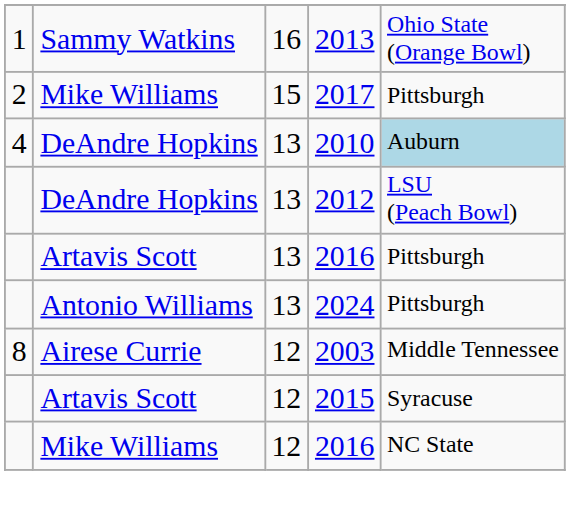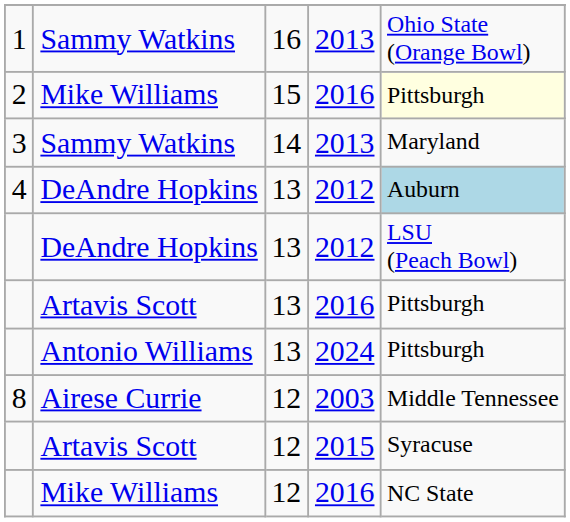(345, 95) 2017 -> (345, 95) 2016
(436, 95) no background -> (436, 95) lightyellow background
+ row: (19, 142)
(345, 142) 2010 -> (345, 189) 2012
